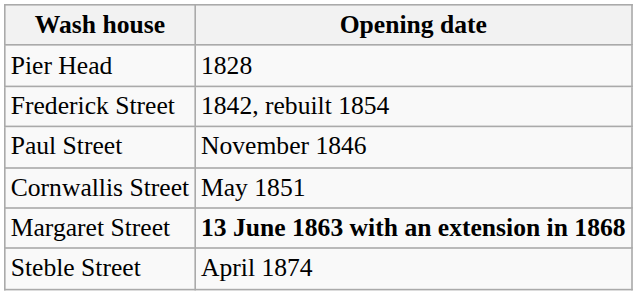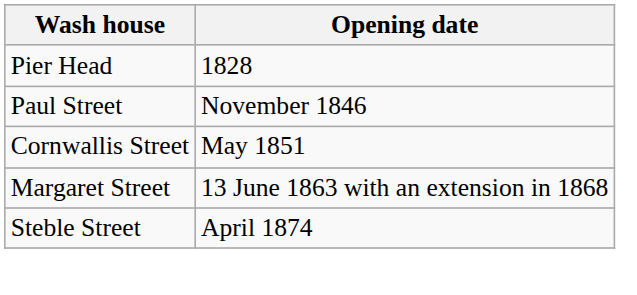- row: (93, 106)
(413, 227) bold -> (405, 187) normal
